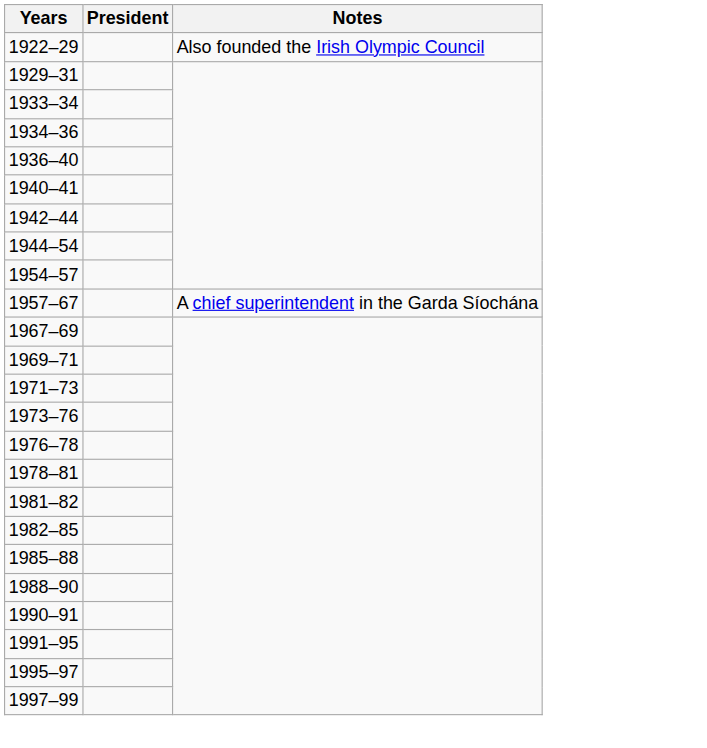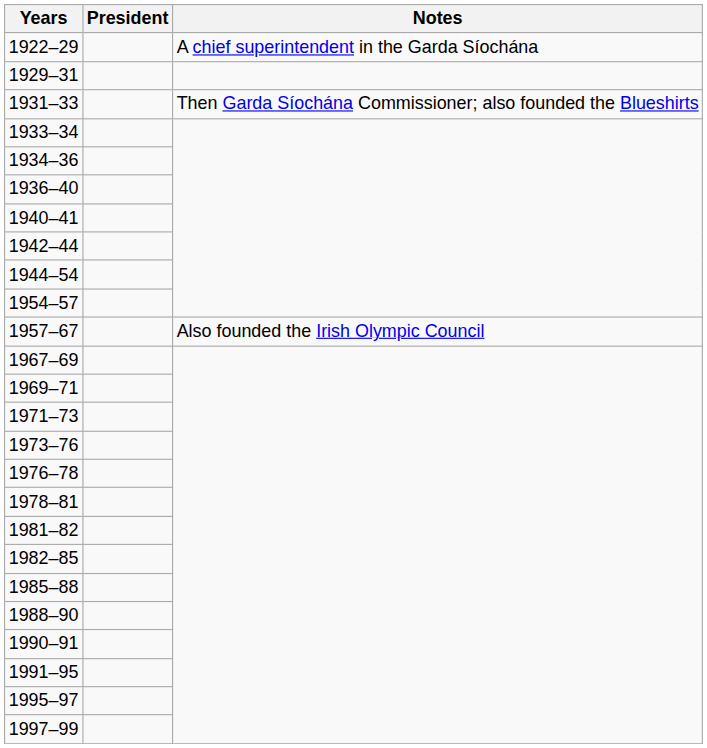(331, 47) Also founded the Irish Olympic Council -> (357, 47) A chief superintendent in the Garda Síochána
+ row: (44, 103)
(357, 302) A chief superintendent in the Garda Síochána -> (331, 331) Also founded the Irish Olympic Council
